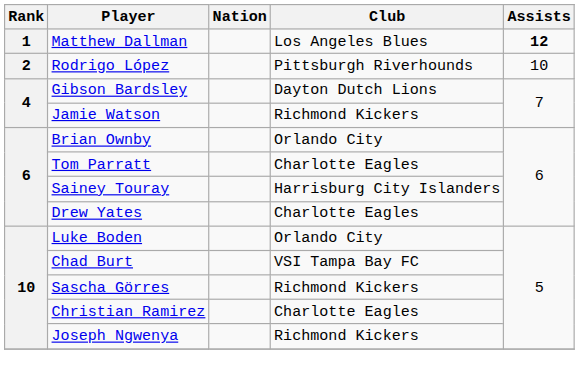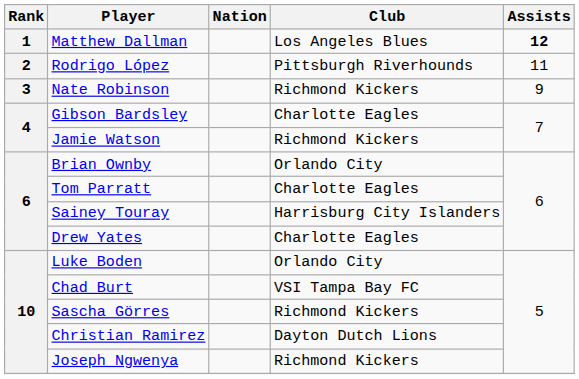(539, 66) 10 -> (539, 66) 11
+ row: (110, 91)
(356, 91) Dayton Dutch Lions -> (346, 115) Charlotte Eagles
(346, 312) Charlotte Eagles -> (356, 336) Dayton Dutch Lions
